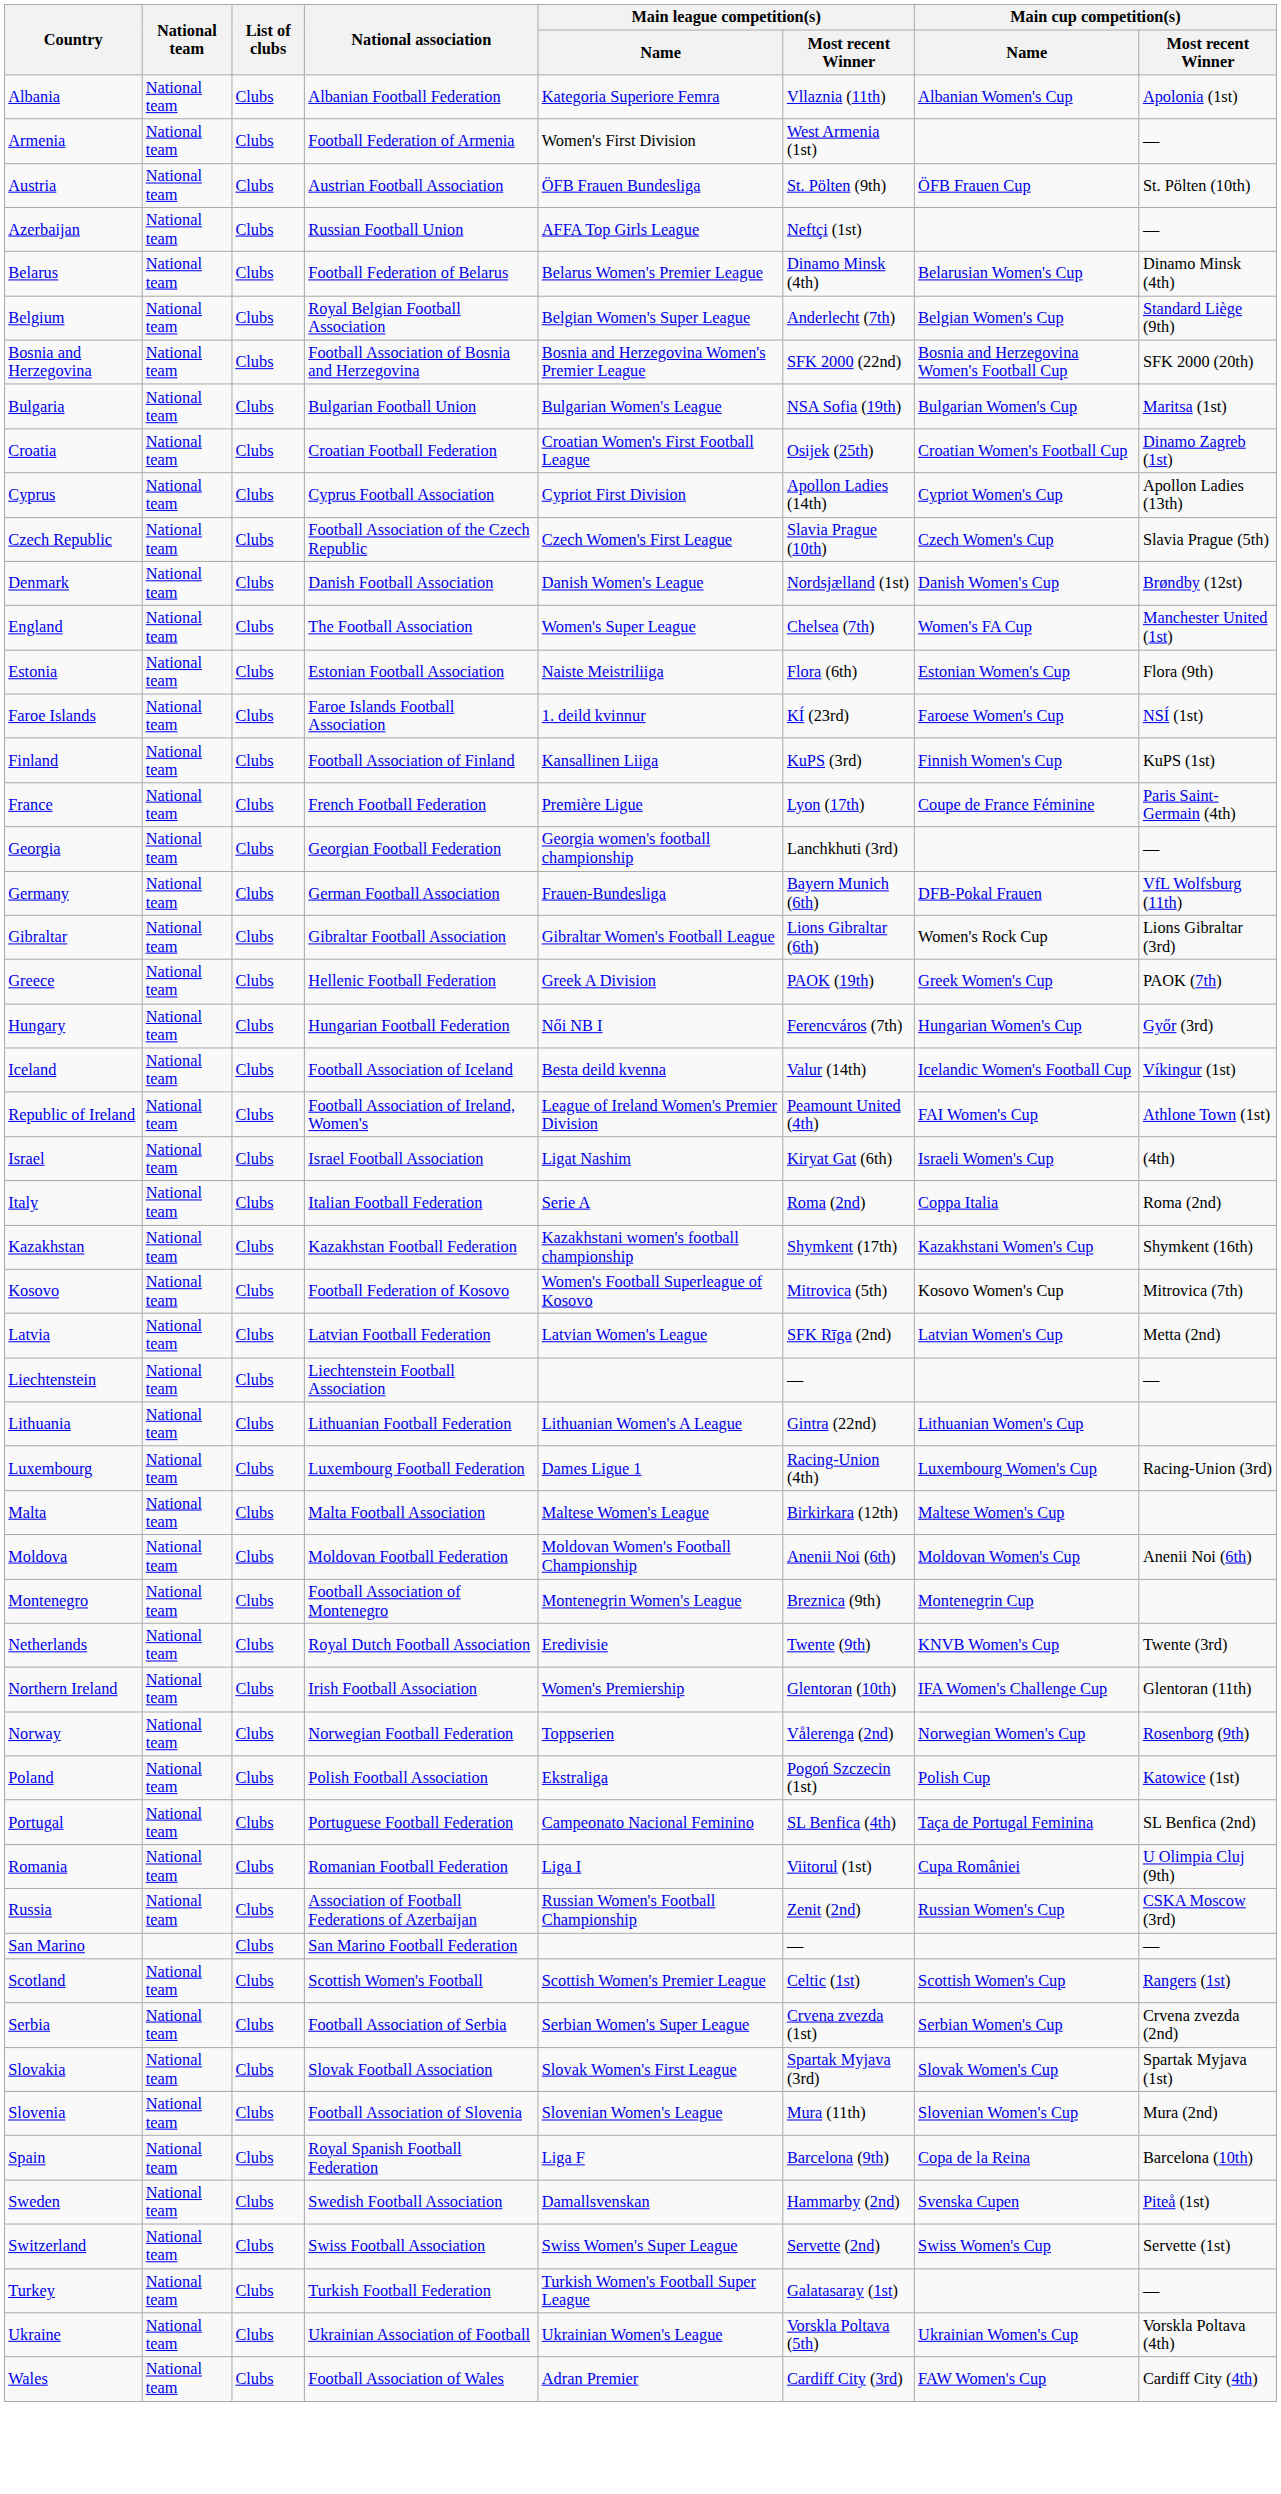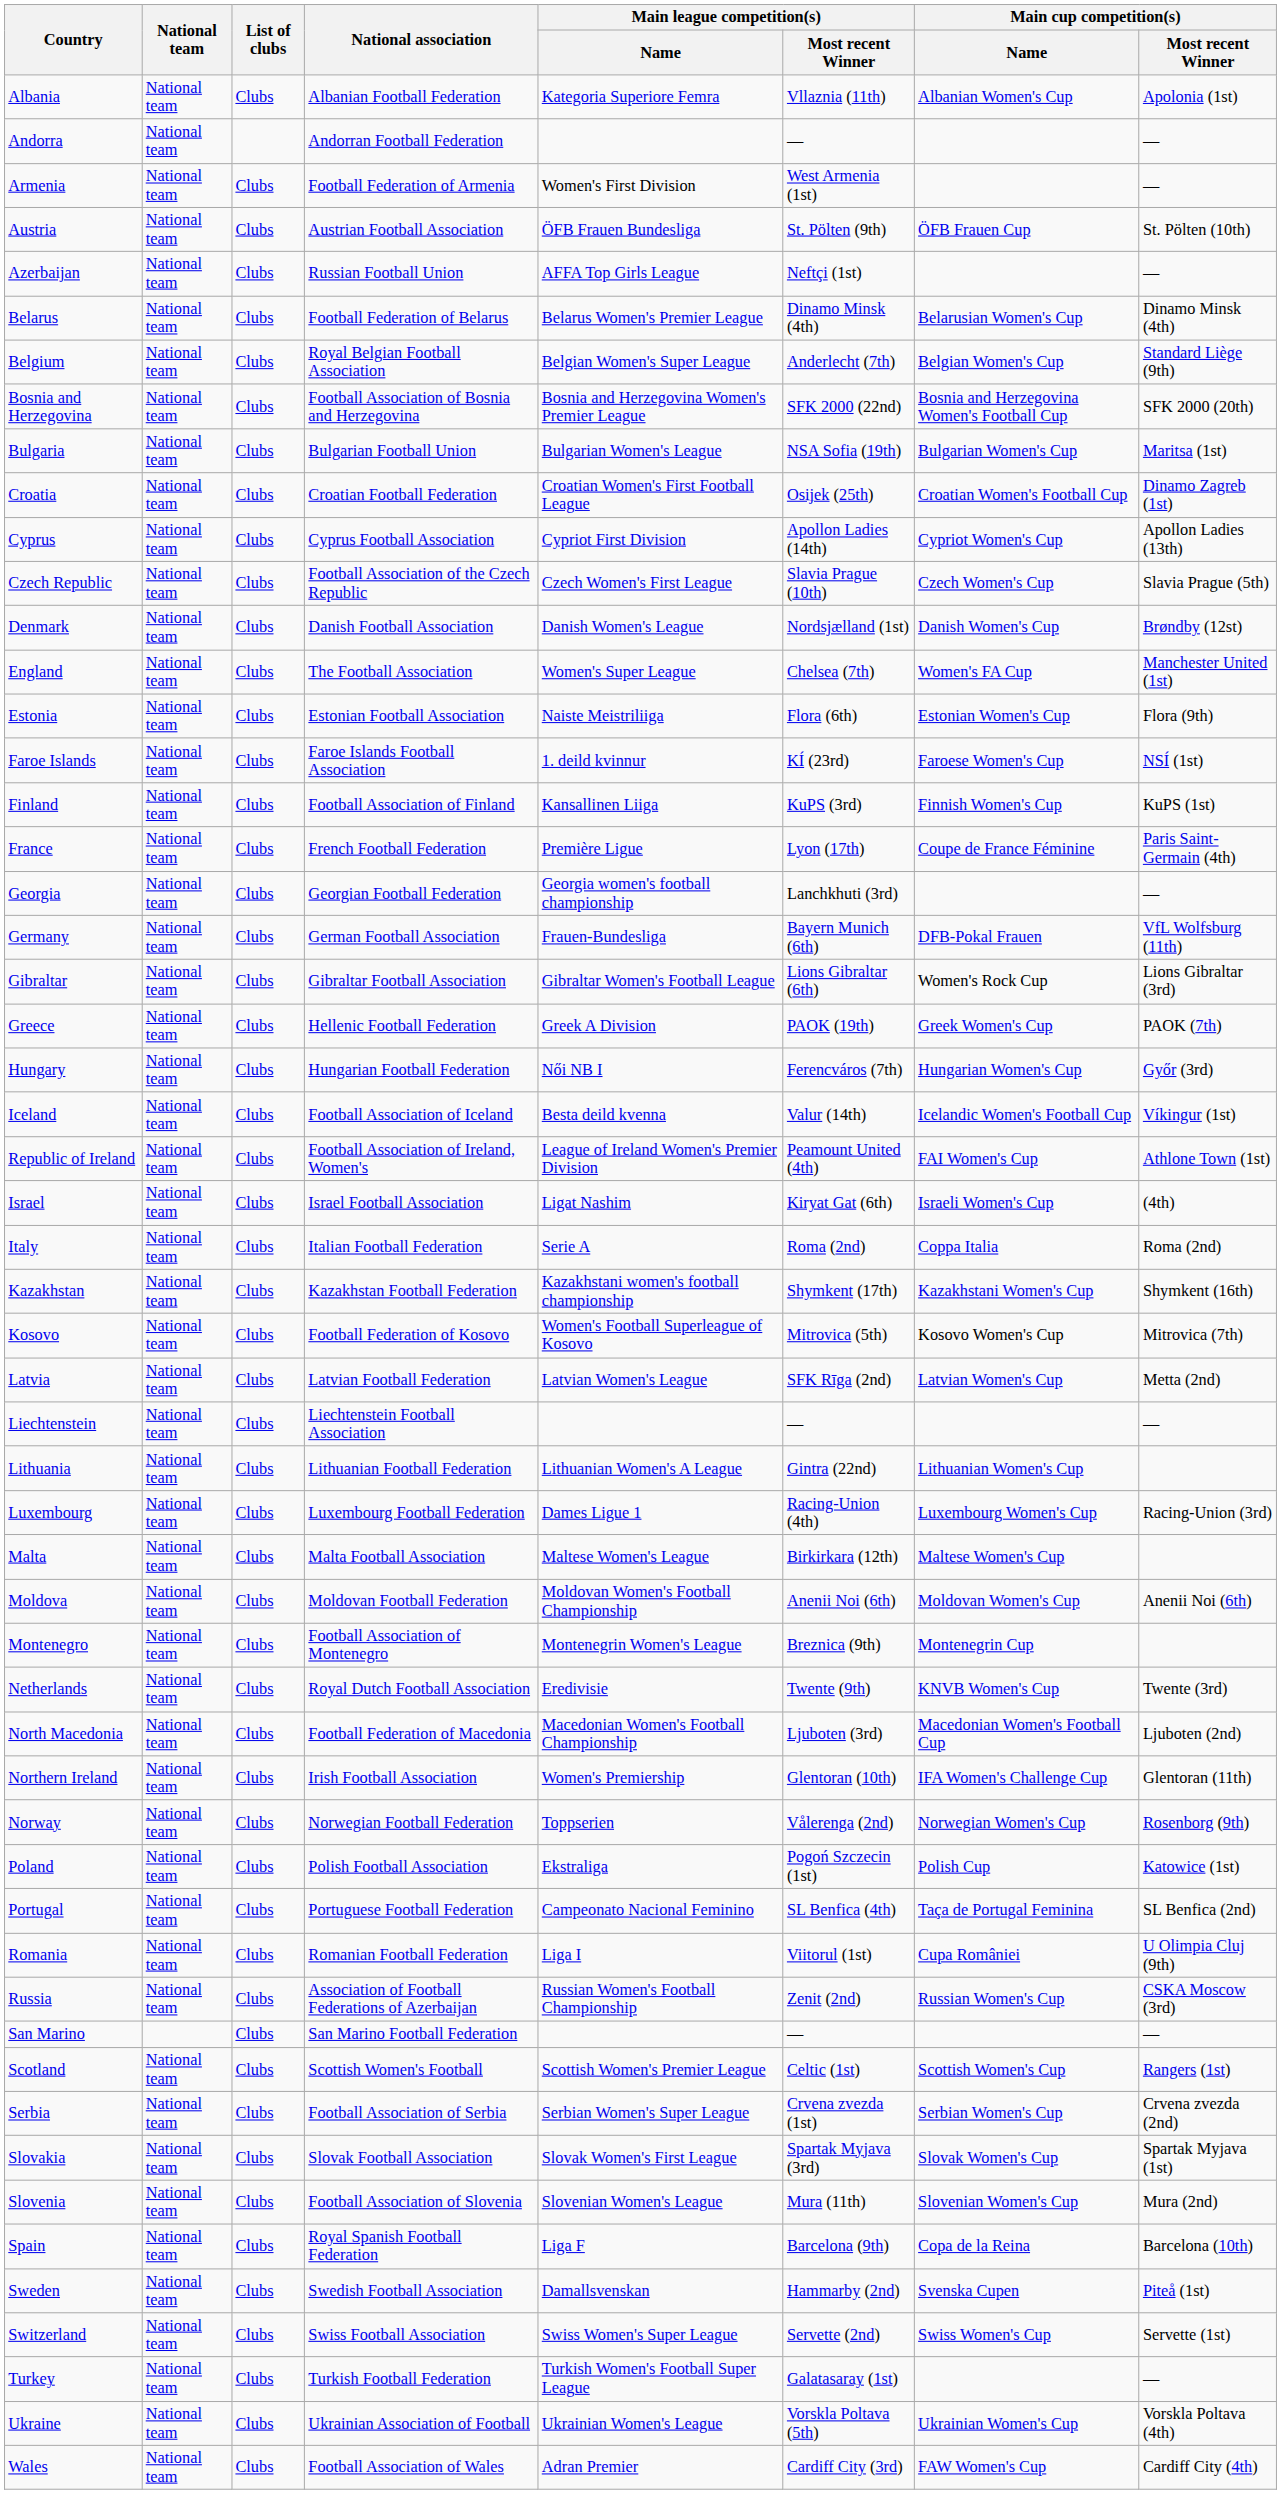+ row: (35, 140)
+ row: (66, 1733)
